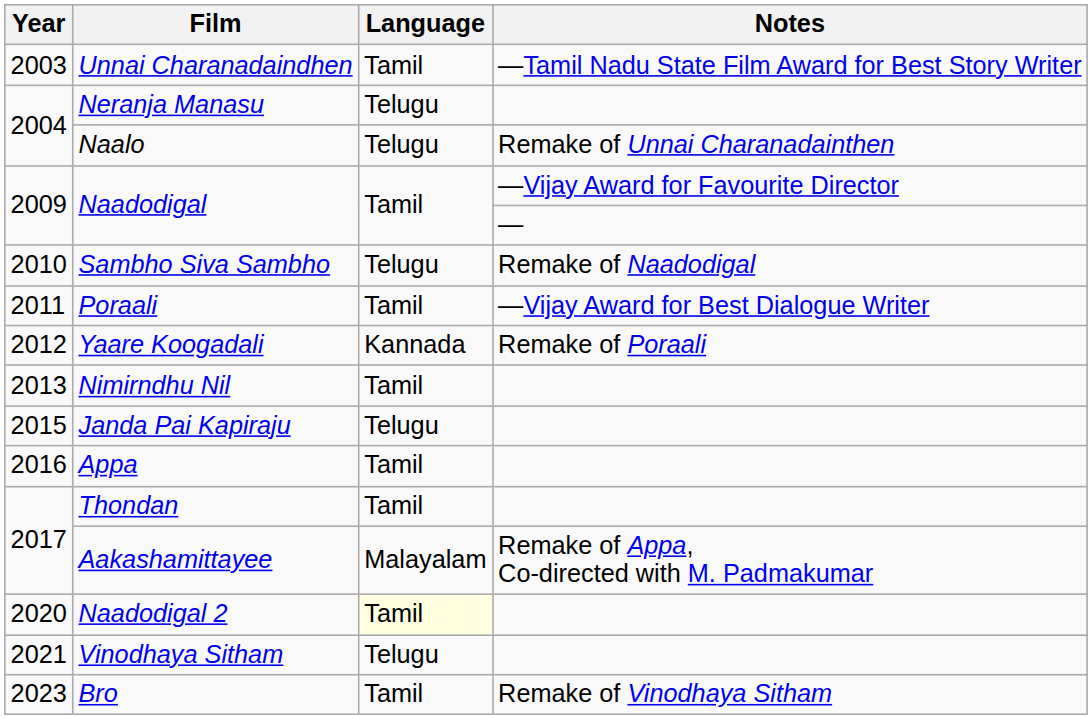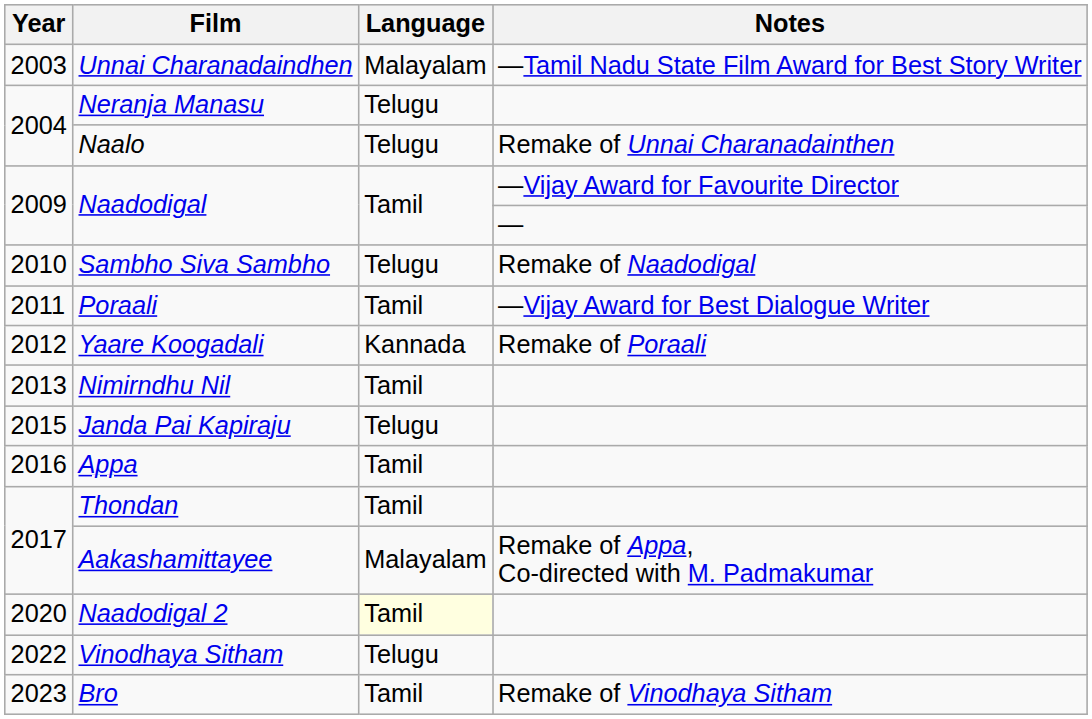(394, 64) Tamil -> (425, 64) Malayalam
(39, 654) 2021 -> (39, 654) 2022
